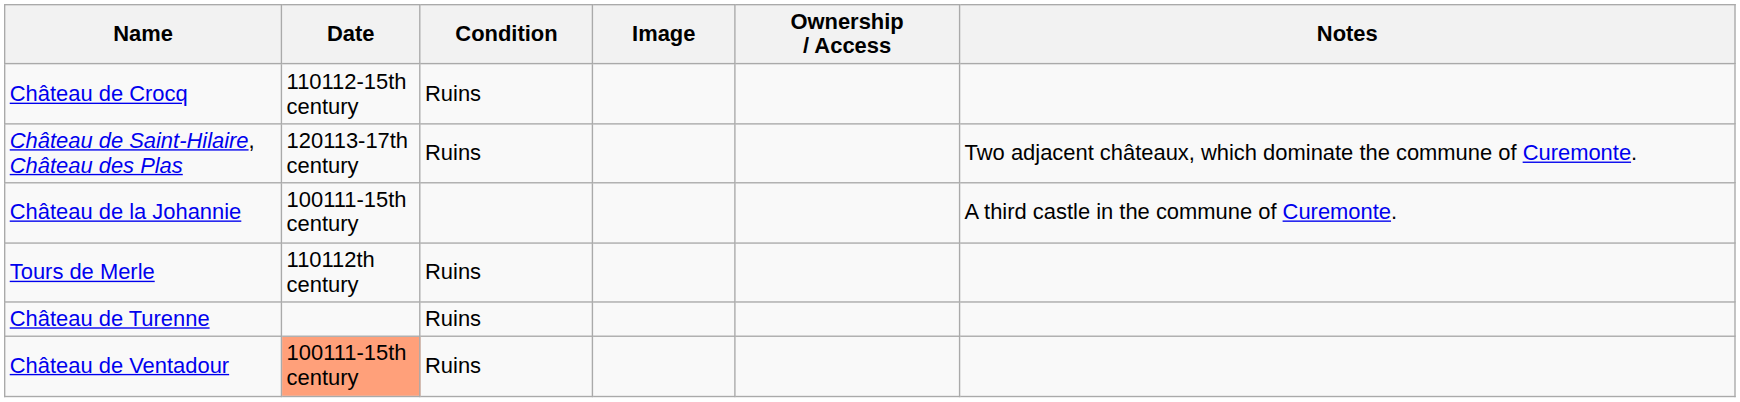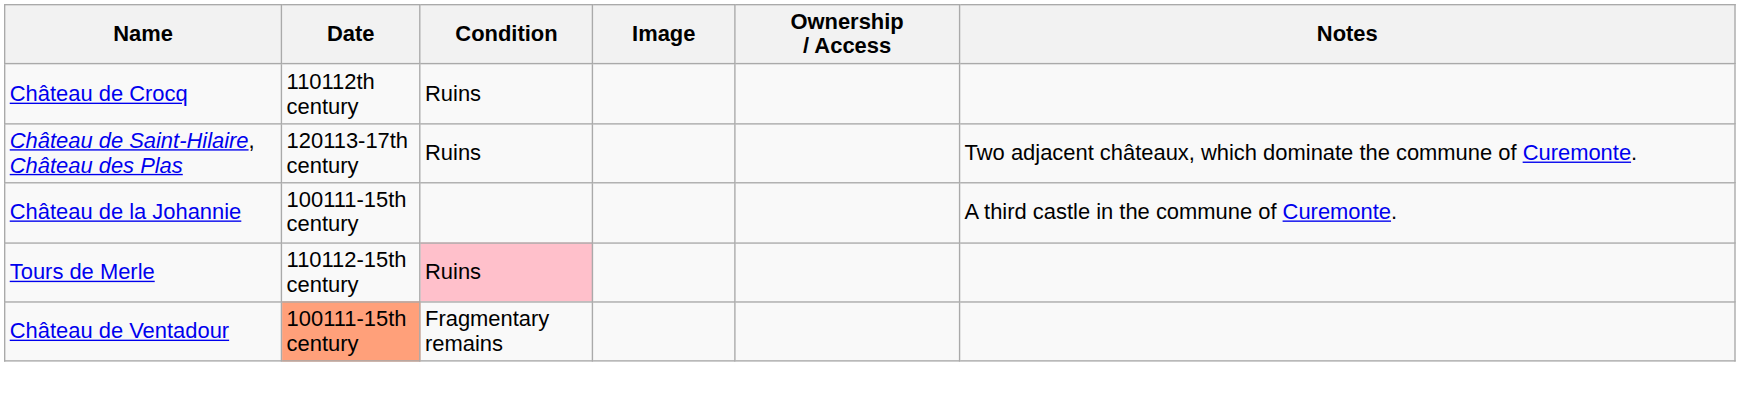(347, 93) 110112-15th century -> (331, 93) 110112th century
(331, 271) 110112th century -> (347, 271) 110112-15th century
(453, 271) no background -> (453, 271) pink background
- row: (110, 319)
(453, 366) Ruins -> (487, 331) Fragmentary remains
